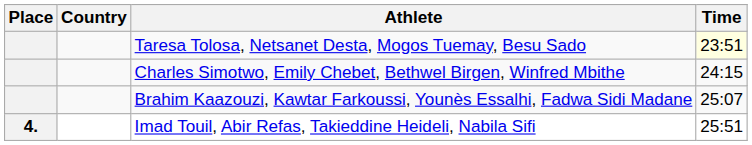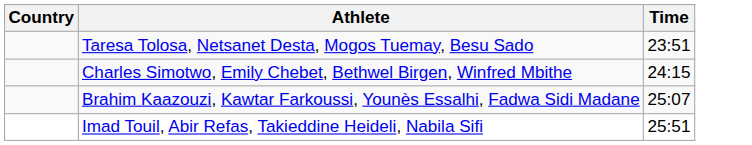- column: (31, 18)
(722, 45) lightyellow background -> (669, 45) no background
